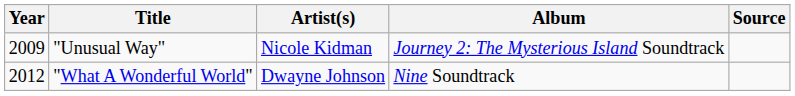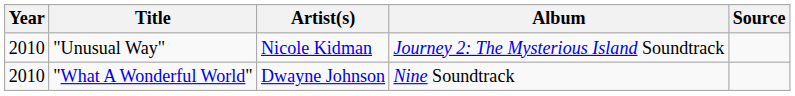(27, 47) 2009 -> (27, 47) 2010
(27, 76) 2012 -> (27, 76) 2010
